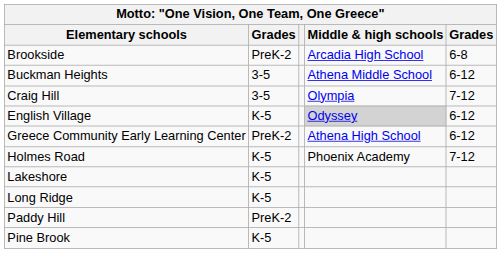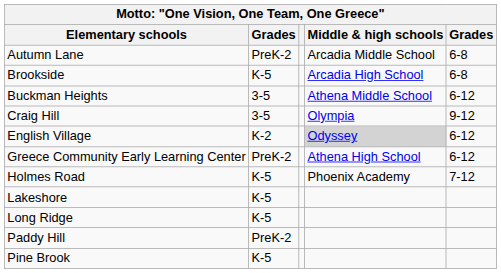+ row: (45, 55)
(271, 55) PreK-2 -> (262, 75) K-5
(462, 95) 7-12 -> (462, 116) 9-12
(262, 116) K-5 -> (262, 136) K-2
